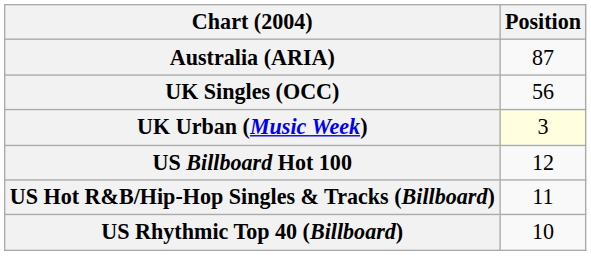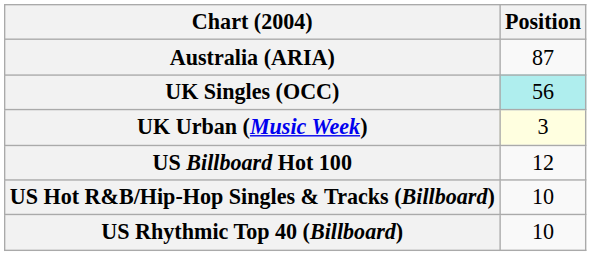(543, 92) no background -> (543, 92) paleturquoise background
(543, 197) 11 -> (543, 197) 10
